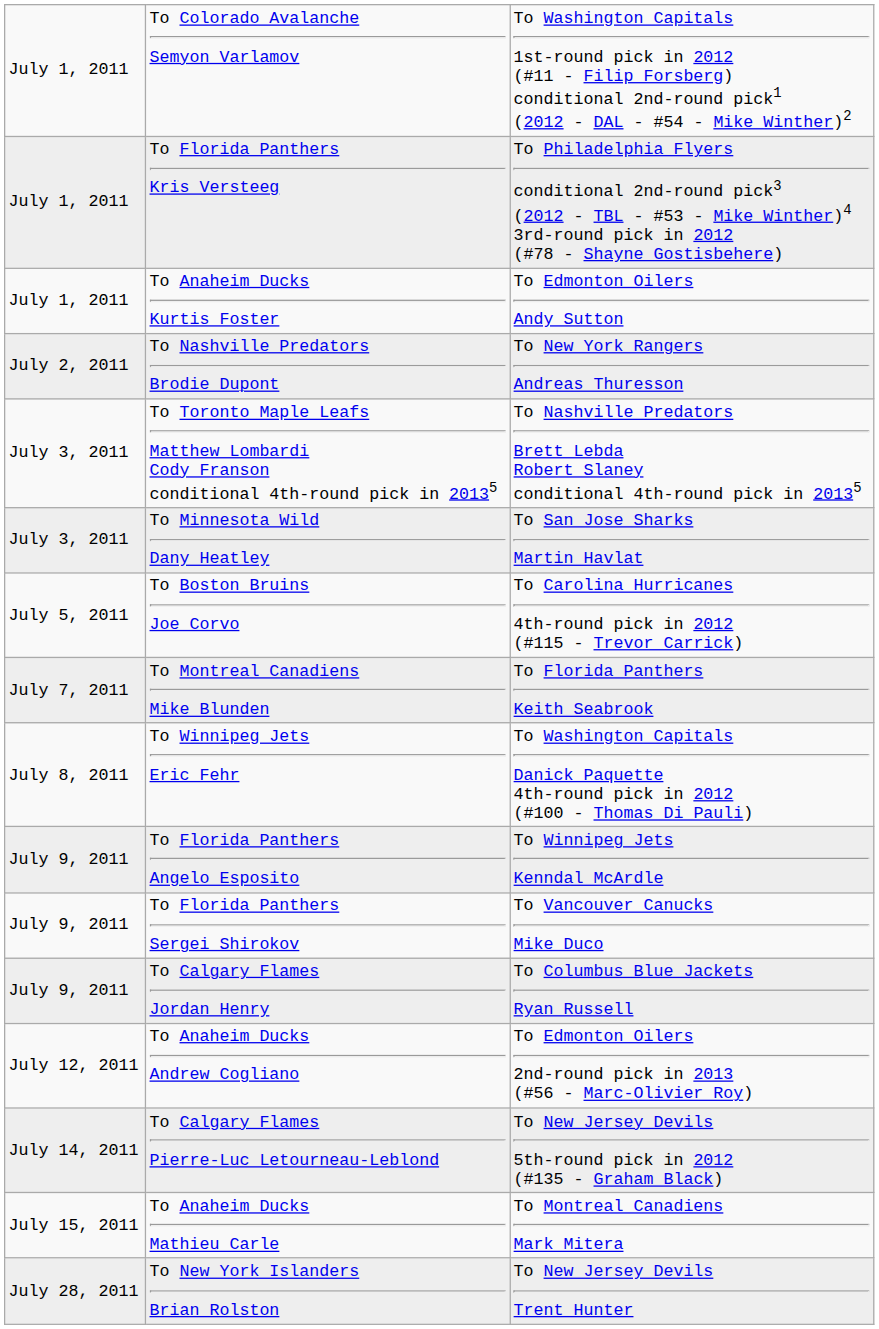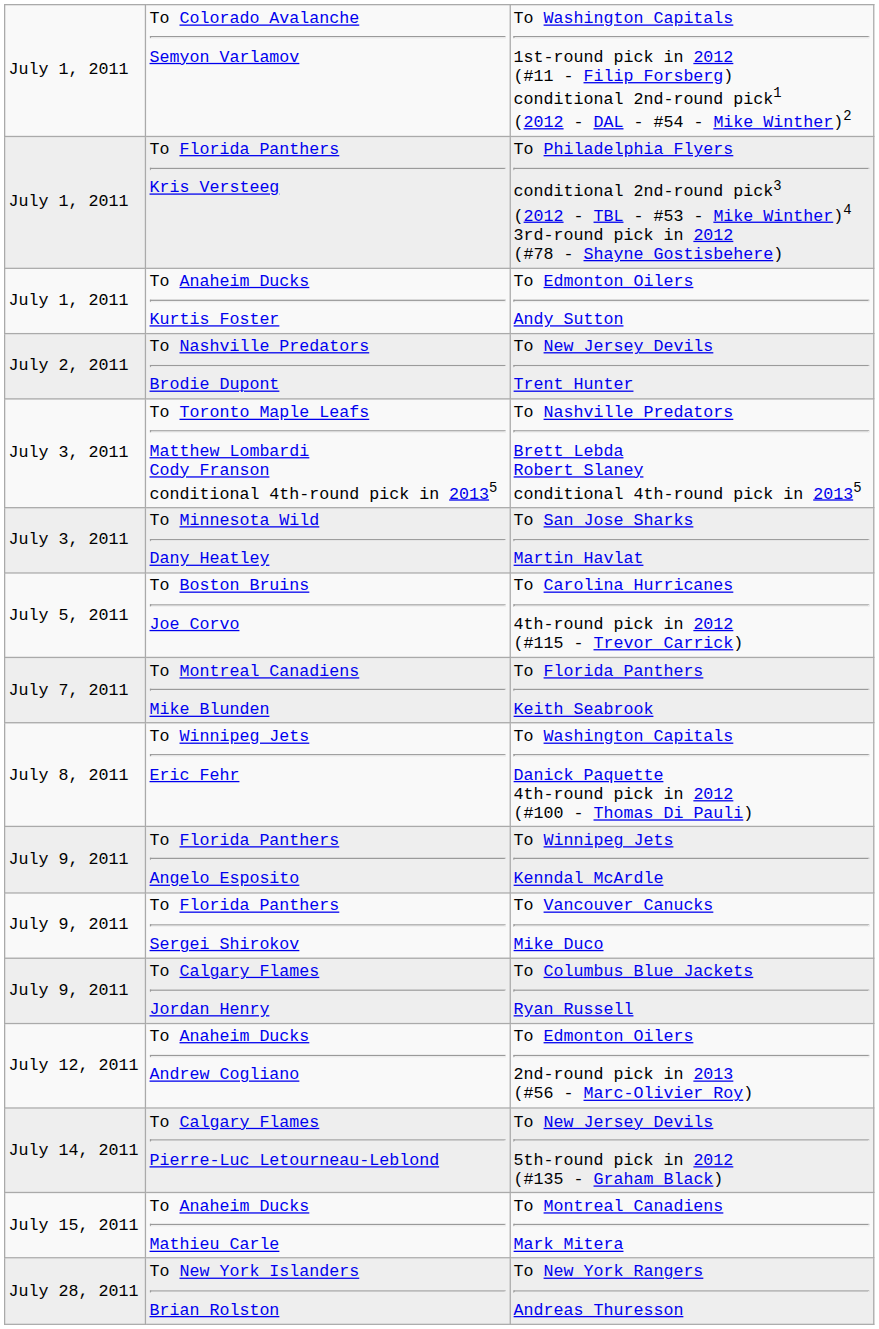(692, 366) To New York Rangers Andreas Thuresson -> (692, 366) To New Jersey Devils Trent Hunter
(692, 1291) To New Jersey Devils Trent Hunter -> (692, 1291) To New York Rangers Andreas Thuresson
